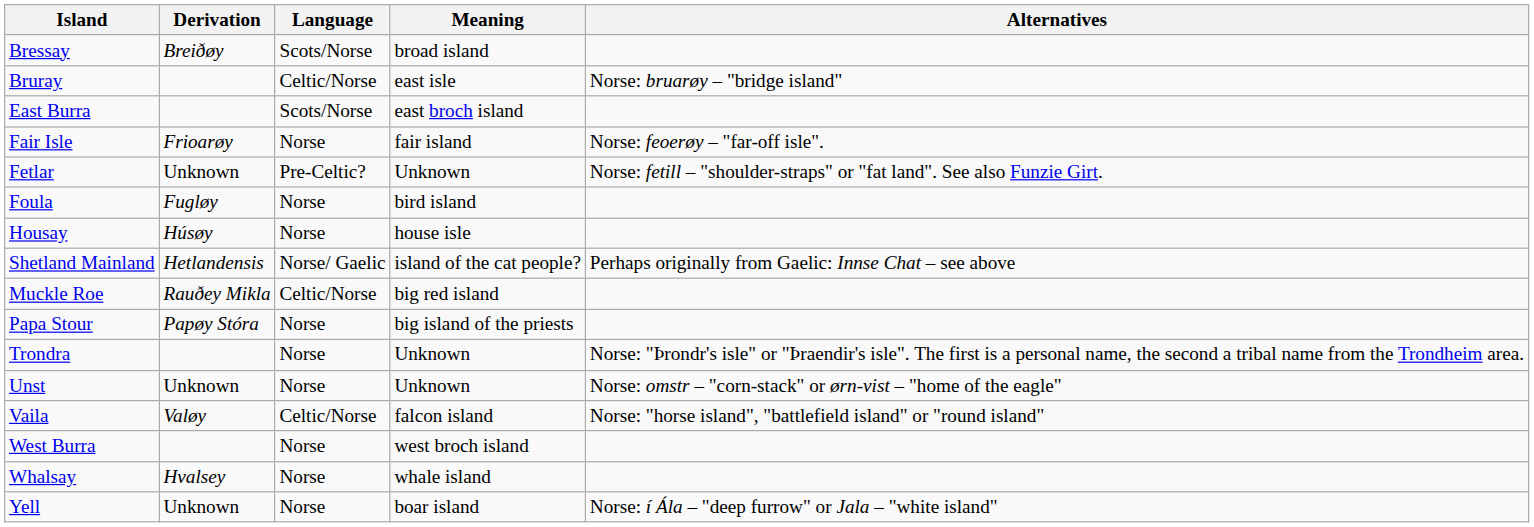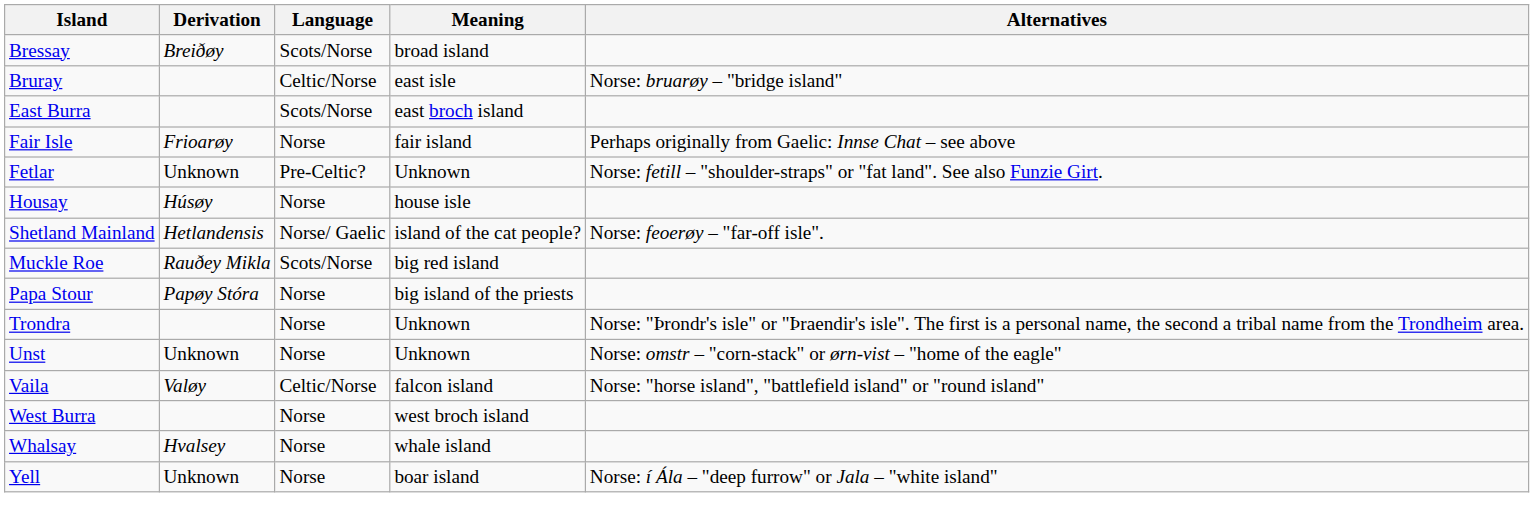(707, 141) Norse: feoerøy – "far-off isle". -> (803, 141) Perhaps originally from Gaelic: Innse Chat – see above
- row: (31, 202)
(803, 263) Perhaps originally from Gaelic: Innse Chat – see above -> (707, 232) Norse: feoerøy – "far-off isle".
(328, 293) Celtic/Norse -> (326, 263) Scots/Norse
